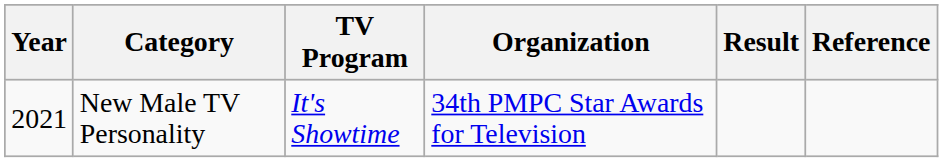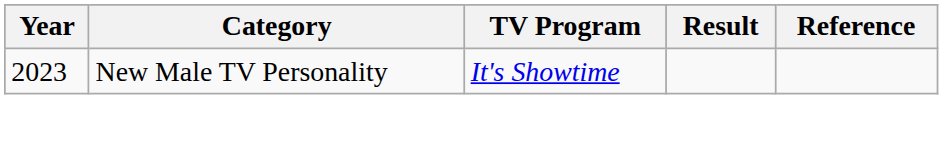- column: (571, 42)
(39, 117) 2021 -> (39, 70) 2023
